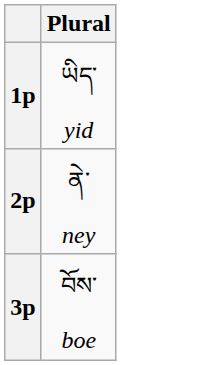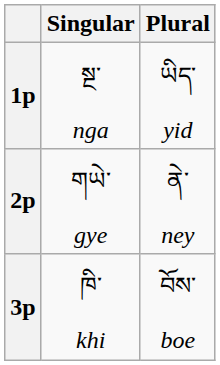+ column: (91, 23)
